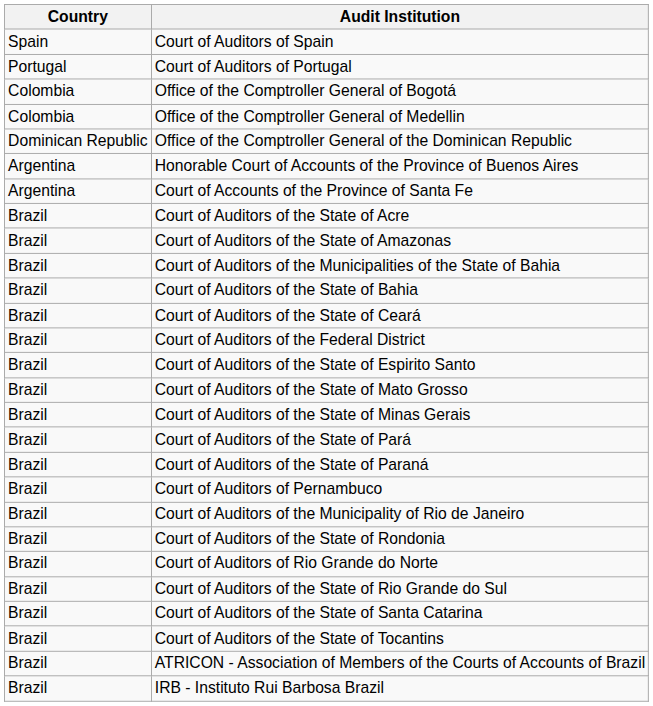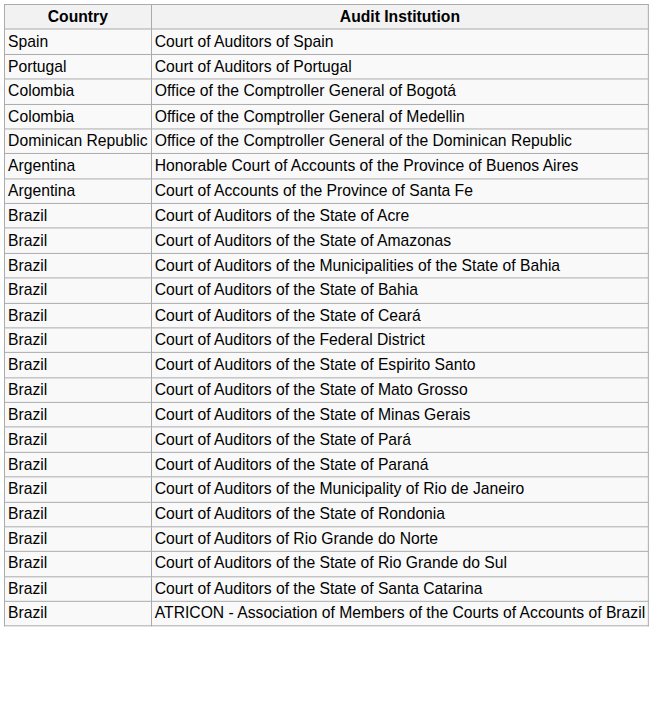- row: (269, 489)
- row: (299, 638)
- row: (269, 688)
